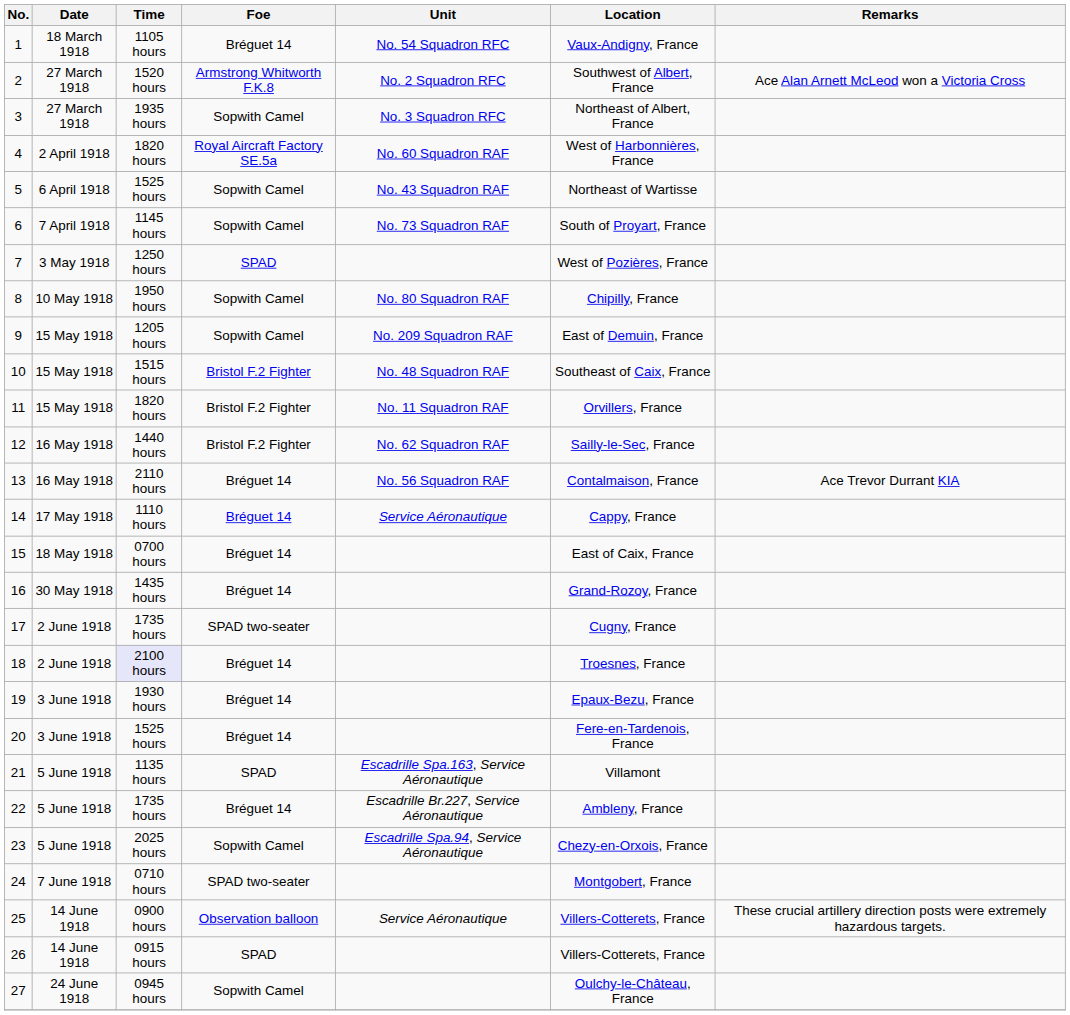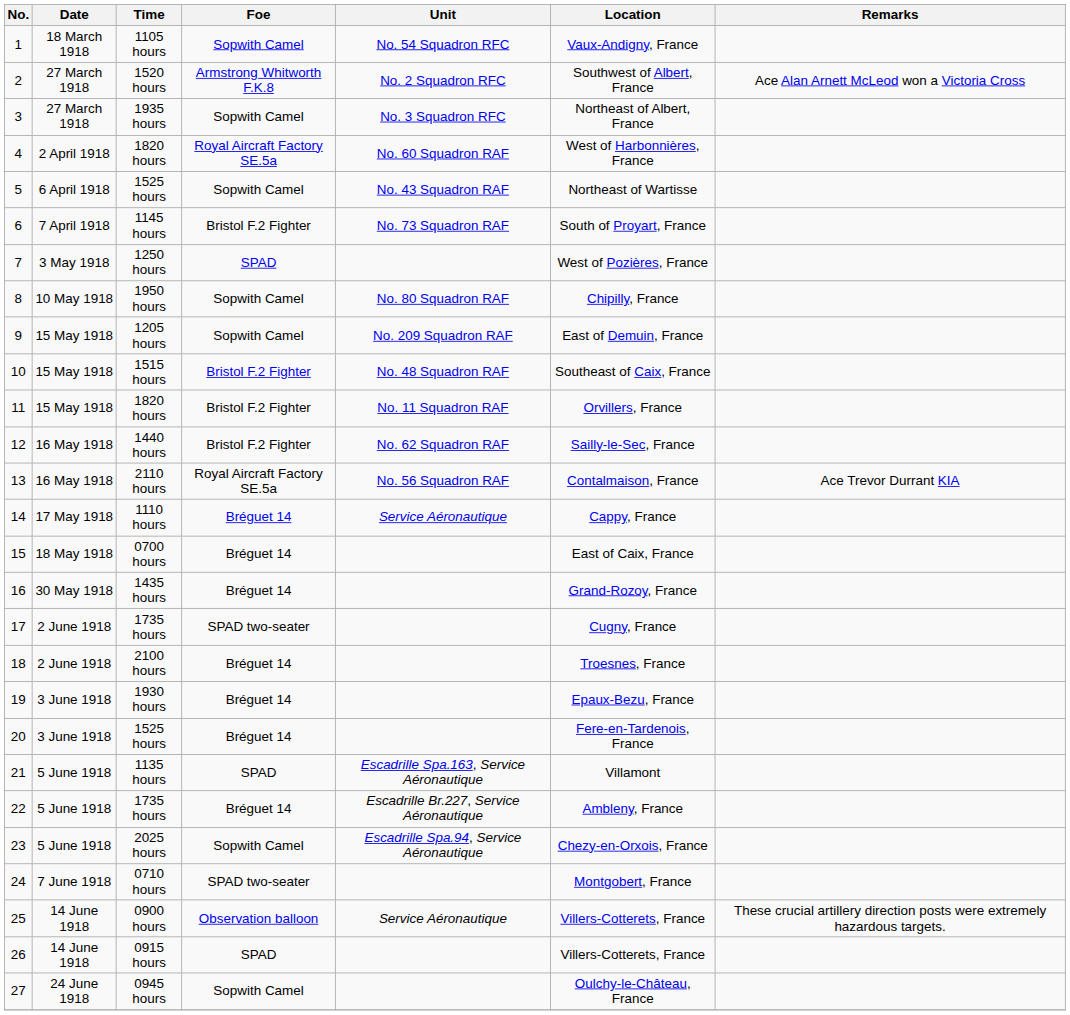(259, 44) Bréguet 14 -> (259, 44) Sopwith Camel
(259, 226) Sopwith Camel -> (259, 226) Bristol F.2 Fighter
(259, 481) Bréguet 14 -> (259, 481) Royal Aircraft Factory SE.5a
(149, 663) lavender background -> (149, 663) no background
